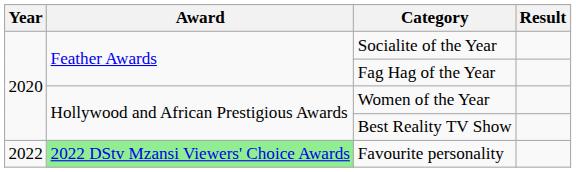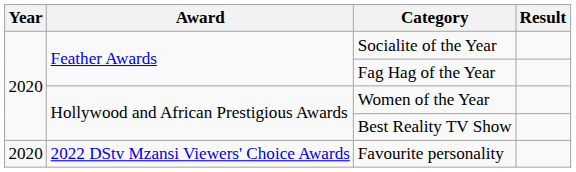(26, 153) 2022 -> (26, 153) 2020
(200, 153) lightgreen background -> (200, 153) no background
